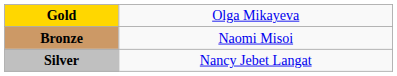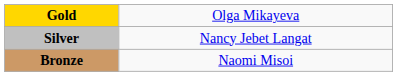rows swapped: (62, 60) <-> (62, 37)
